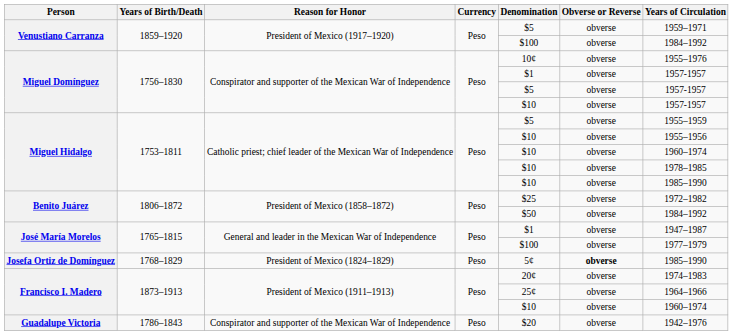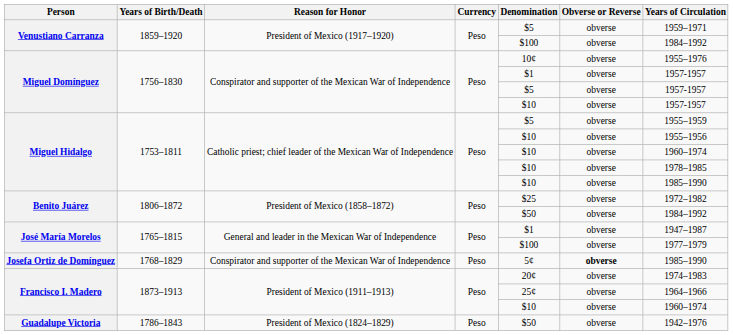(330, 261) President of Mexico (1824–1829) -> (330, 261) Conspirator and supporter of the Mexican War of Independence
(330, 323) Conspirator and supporter of the Mexican War of Independence -> (330, 323) President of Mexico (1824–1829)
(529, 323) $20 -> (529, 323) $50
